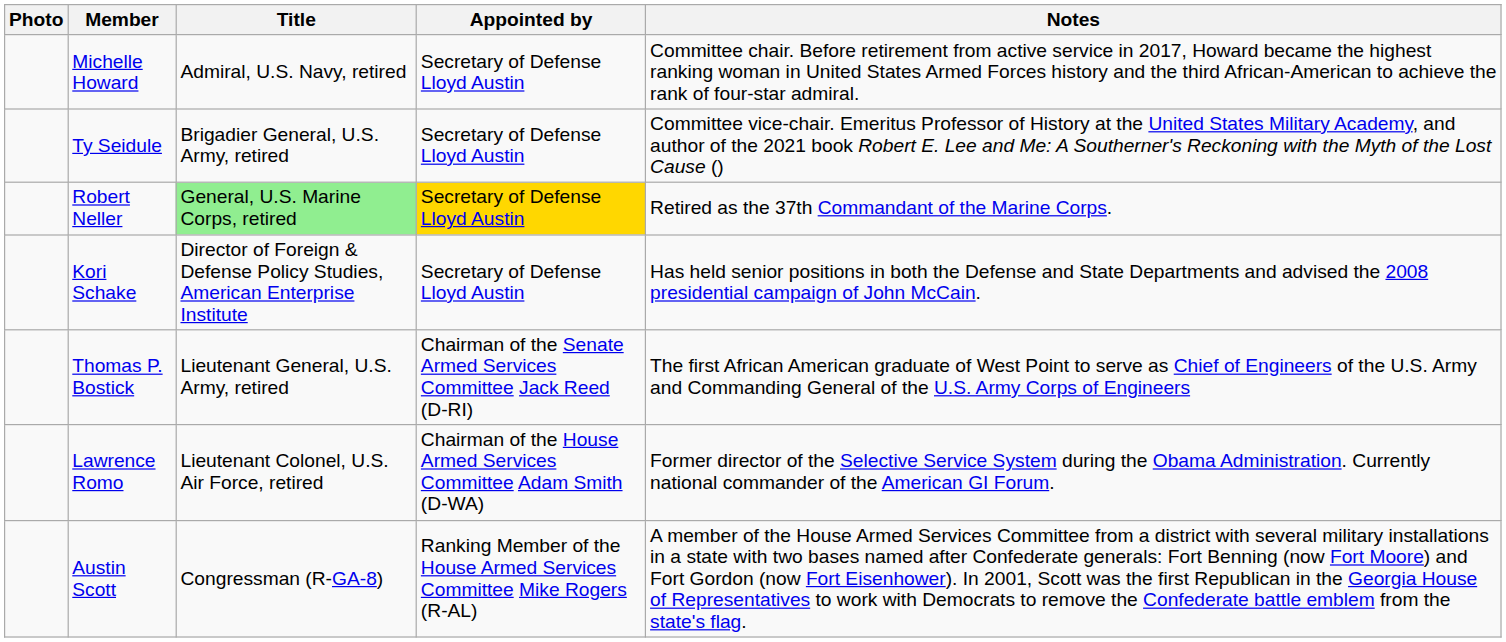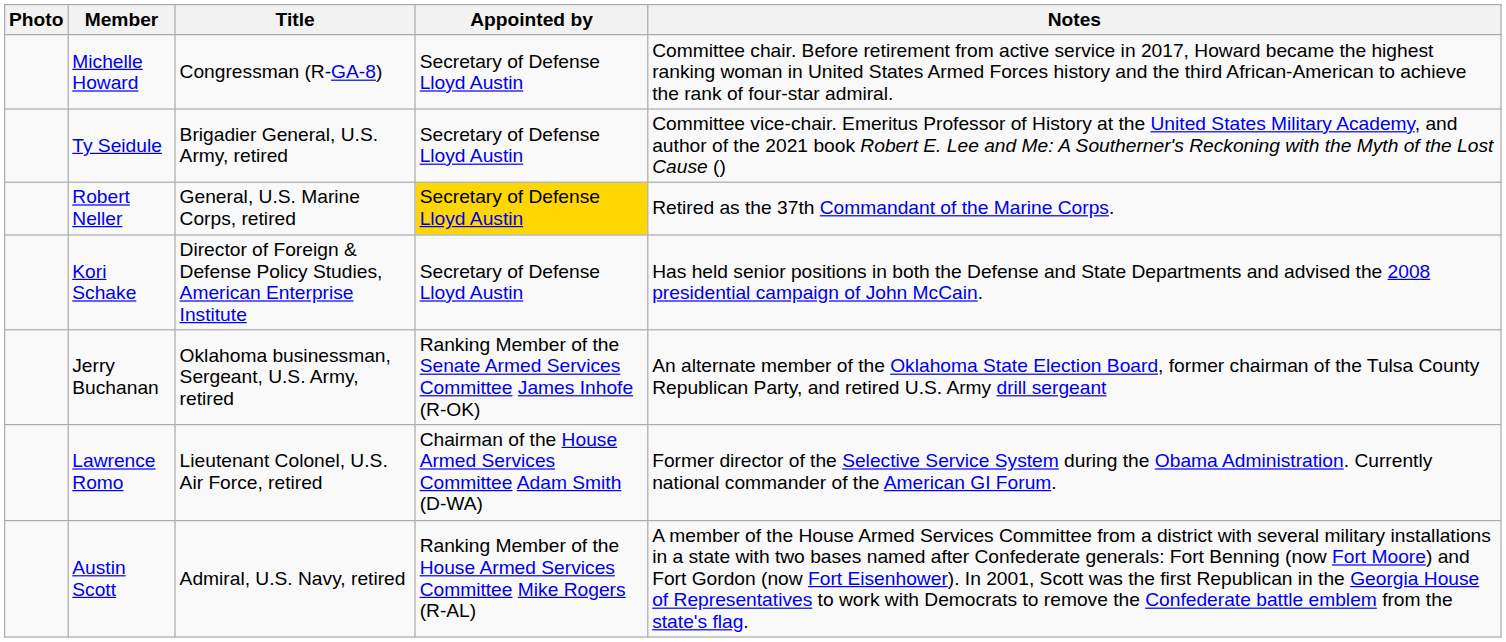(293, 71) Admiral, U.S. Navy, retired -> (281, 71) Congressman (R-GA-8)
(271, 208) lightgreen background -> (270, 208) no background
- row: (117, 377)
+ row: (116, 377)
(282, 578) Congressman (R-GA-8) -> (292, 578) Admiral, U.S. Navy, retired
